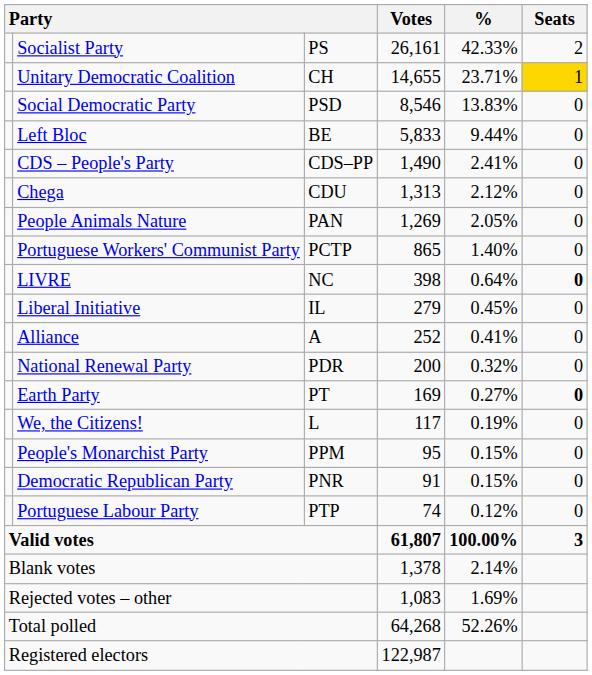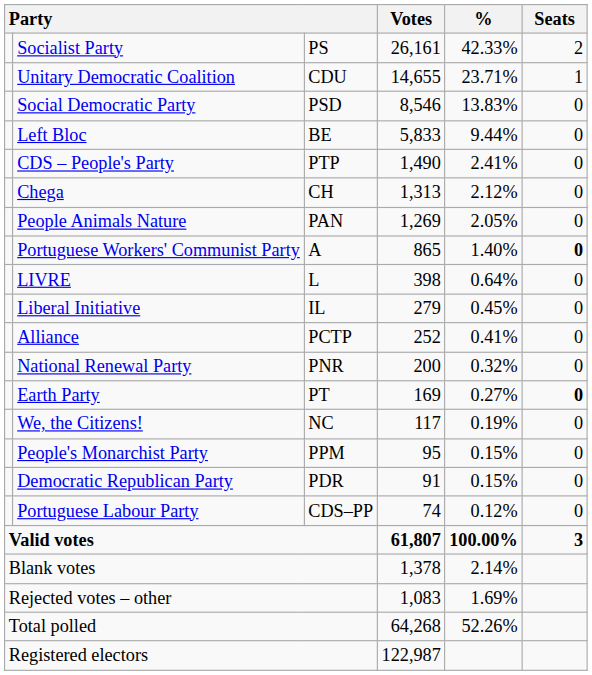(321, 76) CH -> (328, 76) CDU
(578, 76) gold background -> (578, 76) no background
(341, 163) CDS–PP -> (324, 163) PTP
(328, 192) CDU -> (321, 192) CH
(330, 250) PCTP -> (315, 250) A
(578, 250) normal -> (578, 250) bold
(321, 279) NC -> (314, 279) L
(578, 279) bold -> (578, 279) normal
(315, 337) A -> (330, 337) PCTP
(326, 366) PDR -> (326, 366) PNR
(314, 423) L -> (321, 423) NC
(326, 481) PNR -> (326, 481) PDR
(324, 510) PTP -> (341, 510) CDS–PP
